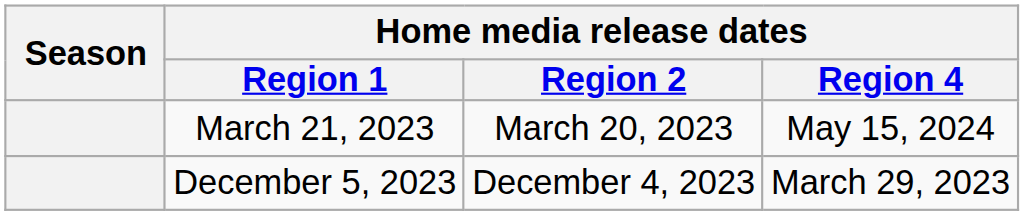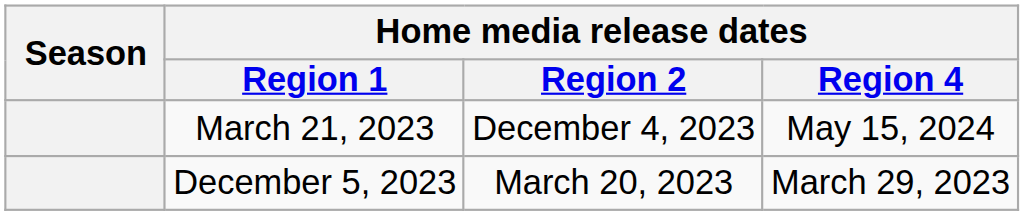(614, 127) March 20, 2023 -> (614, 127) December 4, 2023
(614, 182) December 4, 2023 -> (614, 182) March 20, 2023
